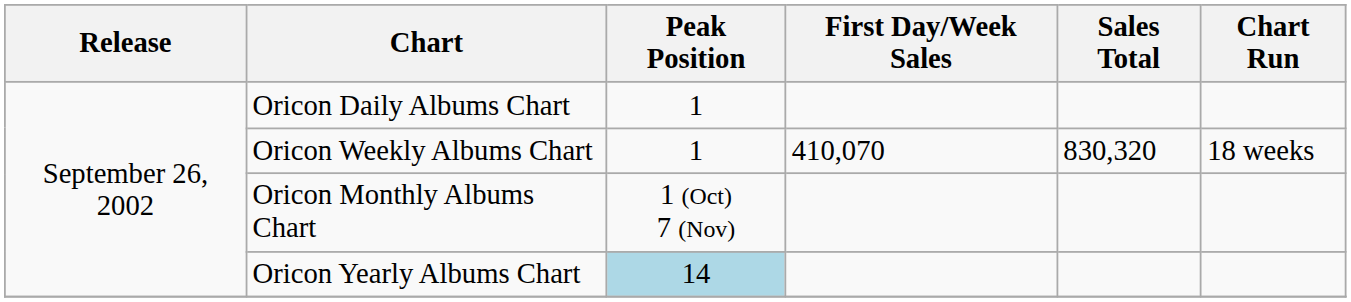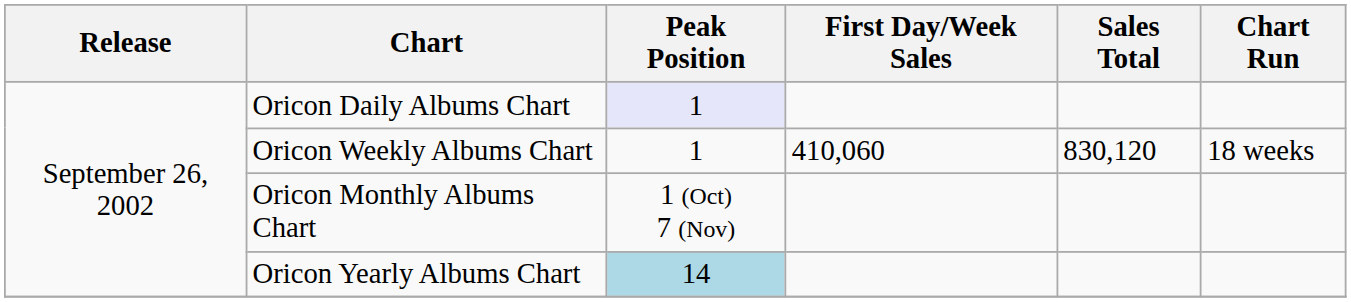(696, 104) no background -> (696, 104) lavender background
(838, 150) 410,070 -> (838, 150) 410,060
(1110, 150) 830,320 -> (1110, 150) 830,120
